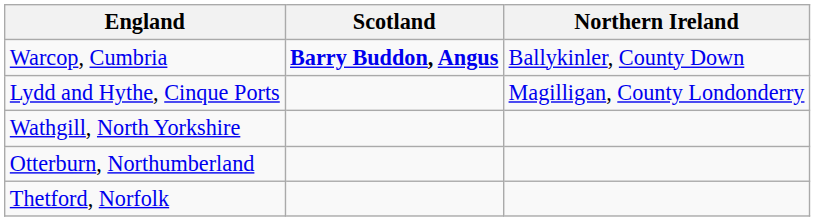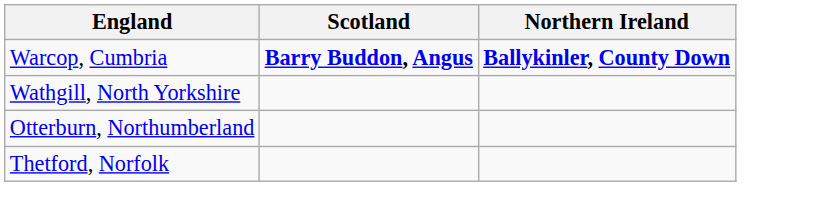(626, 57) normal -> (607, 57) bold
- row: (145, 92)
